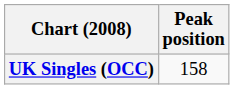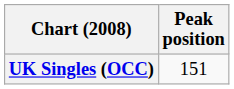(194, 68) 158 -> (194, 68) 151
